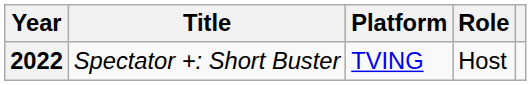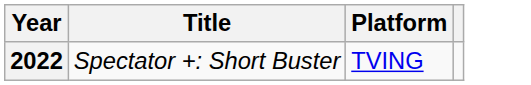- column: (484, 23)
